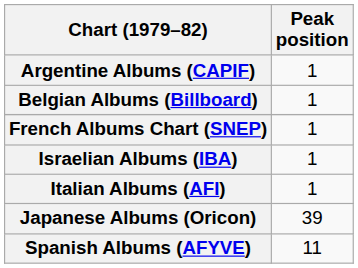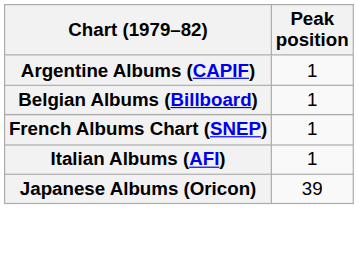- row: (138, 159)
- row: (138, 248)
